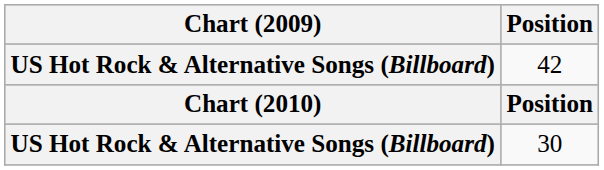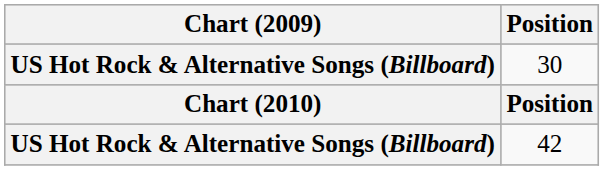rows swapped: (550, 64) <-> (550, 143)
